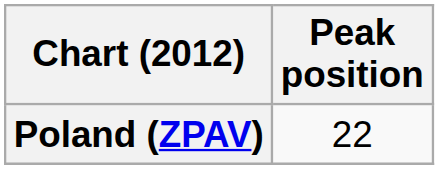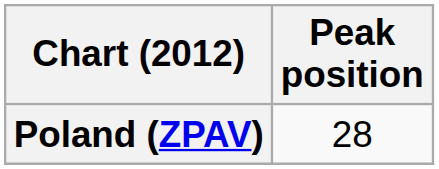(352, 133) 22 -> (352, 133) 28
